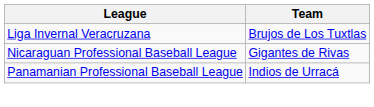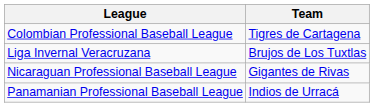+ row: (120, 33)
